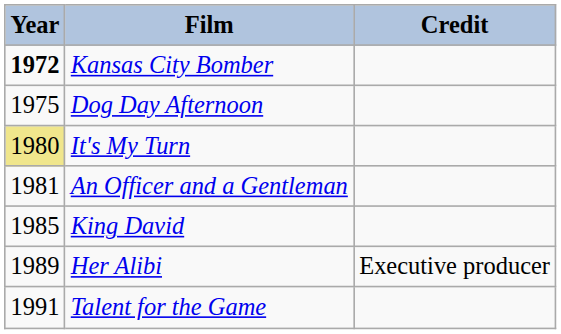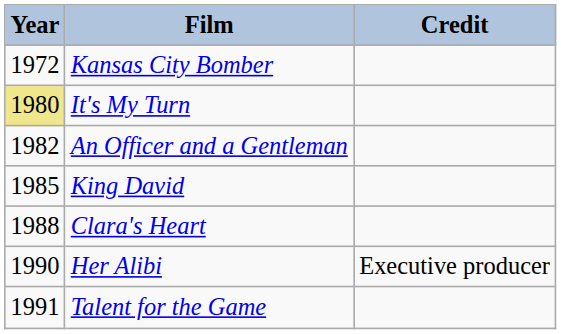(35, 65) bold -> (35, 65) normal
- row: (167, 105)
(35, 186) 1981 -> (35, 145) 1982
+ row: (138, 226)
(35, 266) 1989 -> (35, 266) 1990
